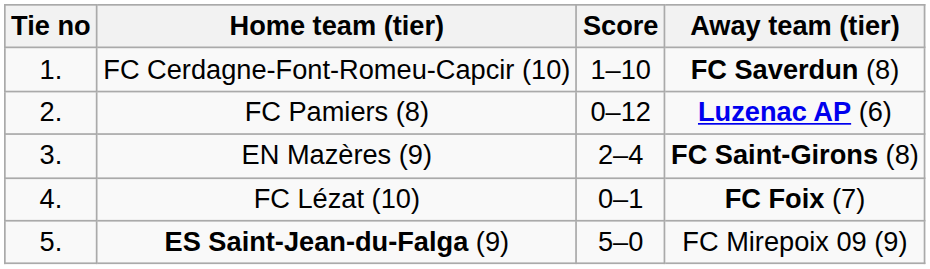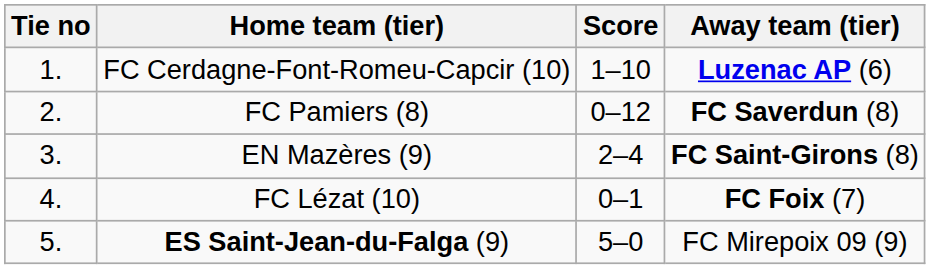(795, 69) FC Saverdun (8) -> (795, 69) Luzenac AP (6)
(795, 112) Luzenac AP (6) -> (795, 112) FC Saverdun (8)
